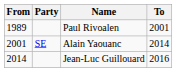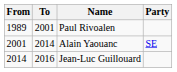columns swapped: (159, 12) <-> (47, 12)
